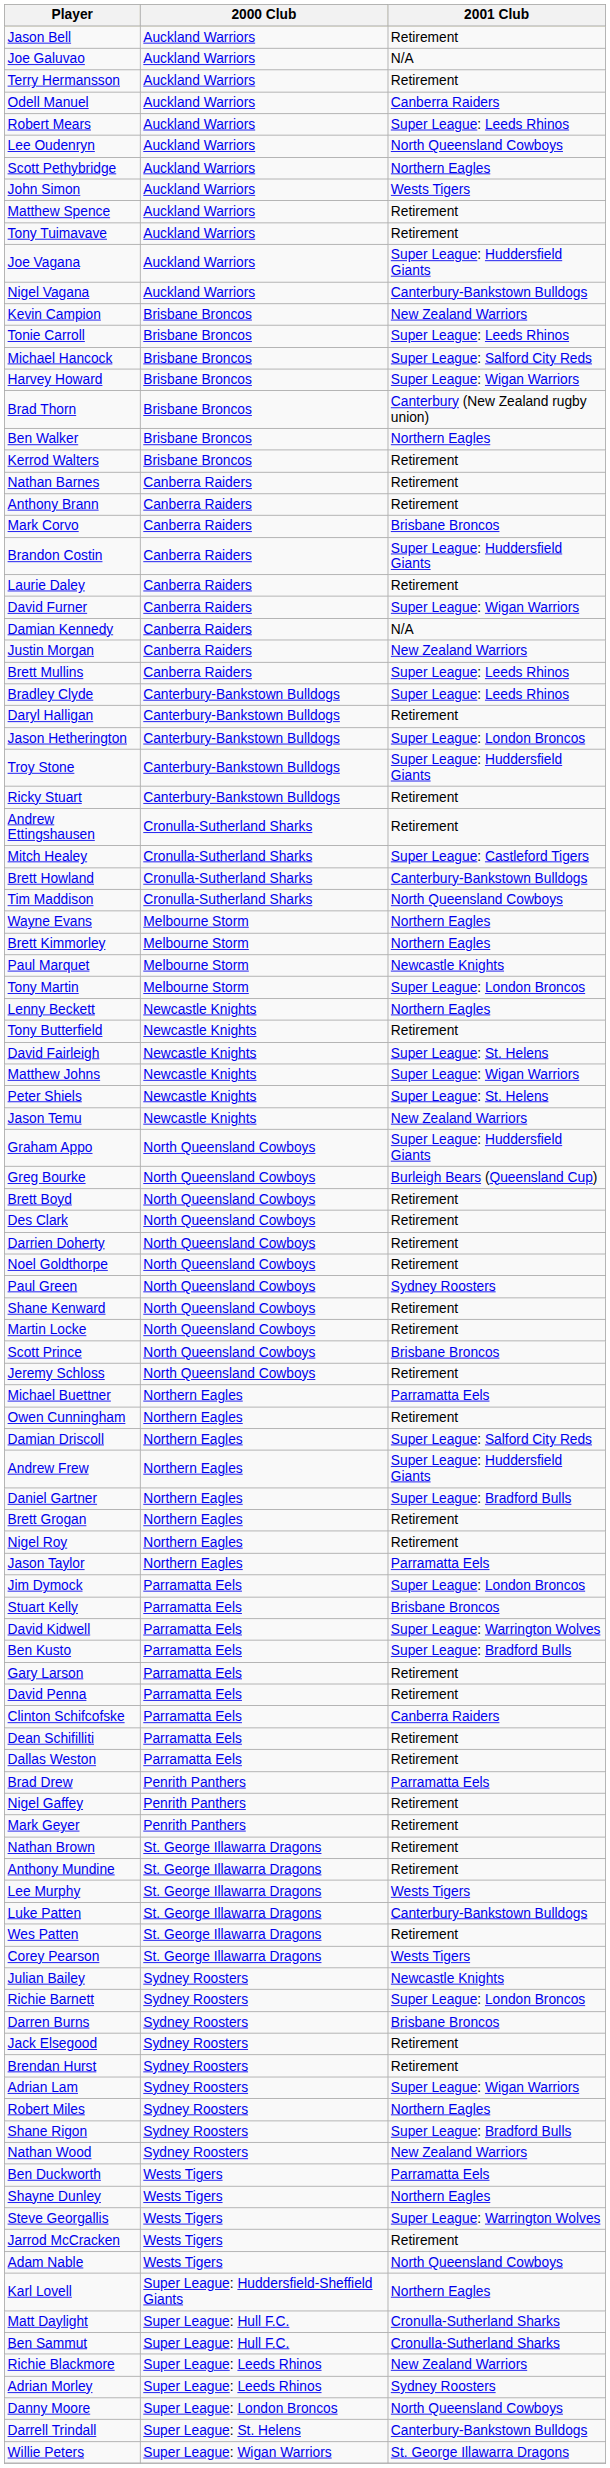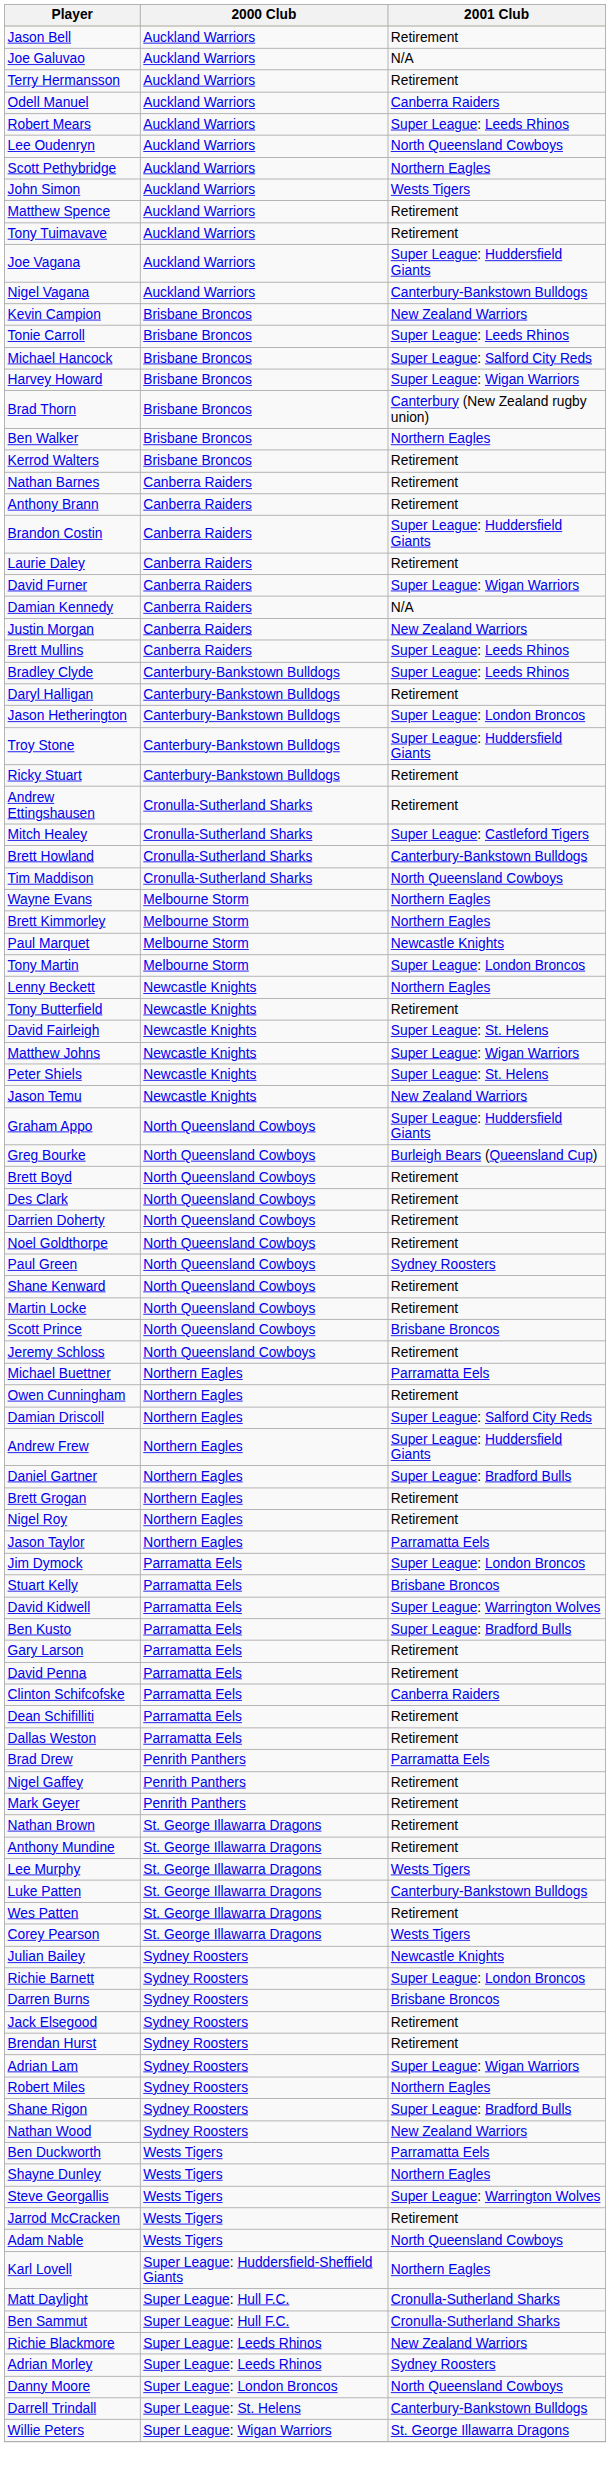- row: (43, 526)
